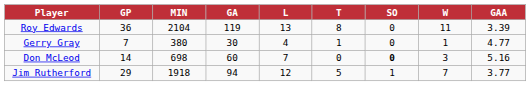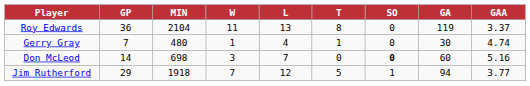columns swapped: (445, 12) <-> (232, 12)
(499, 27) 3.39 -> (499, 27) 3.37
(179, 42) 380 -> (179, 42) 480
(499, 42) 4.77 -> (499, 42) 4.74
